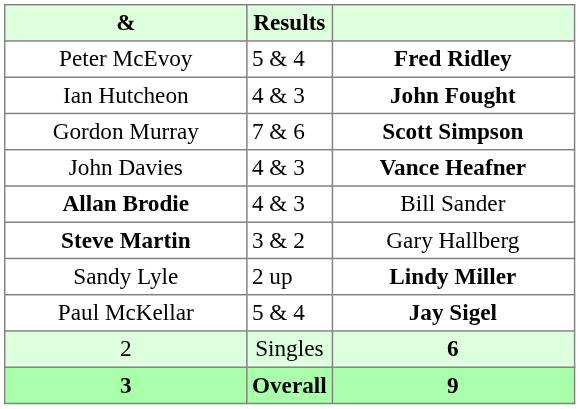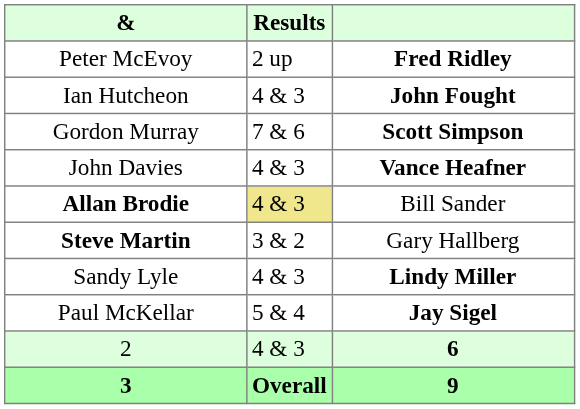(278, 58) 5 & 4 -> (272, 58) 2 up
(278, 203) no background -> (278, 203) khaki background
(272, 276) 2 up -> (278, 276) 4 & 3
(289, 348) Singles -> (278, 348) 4 & 3
